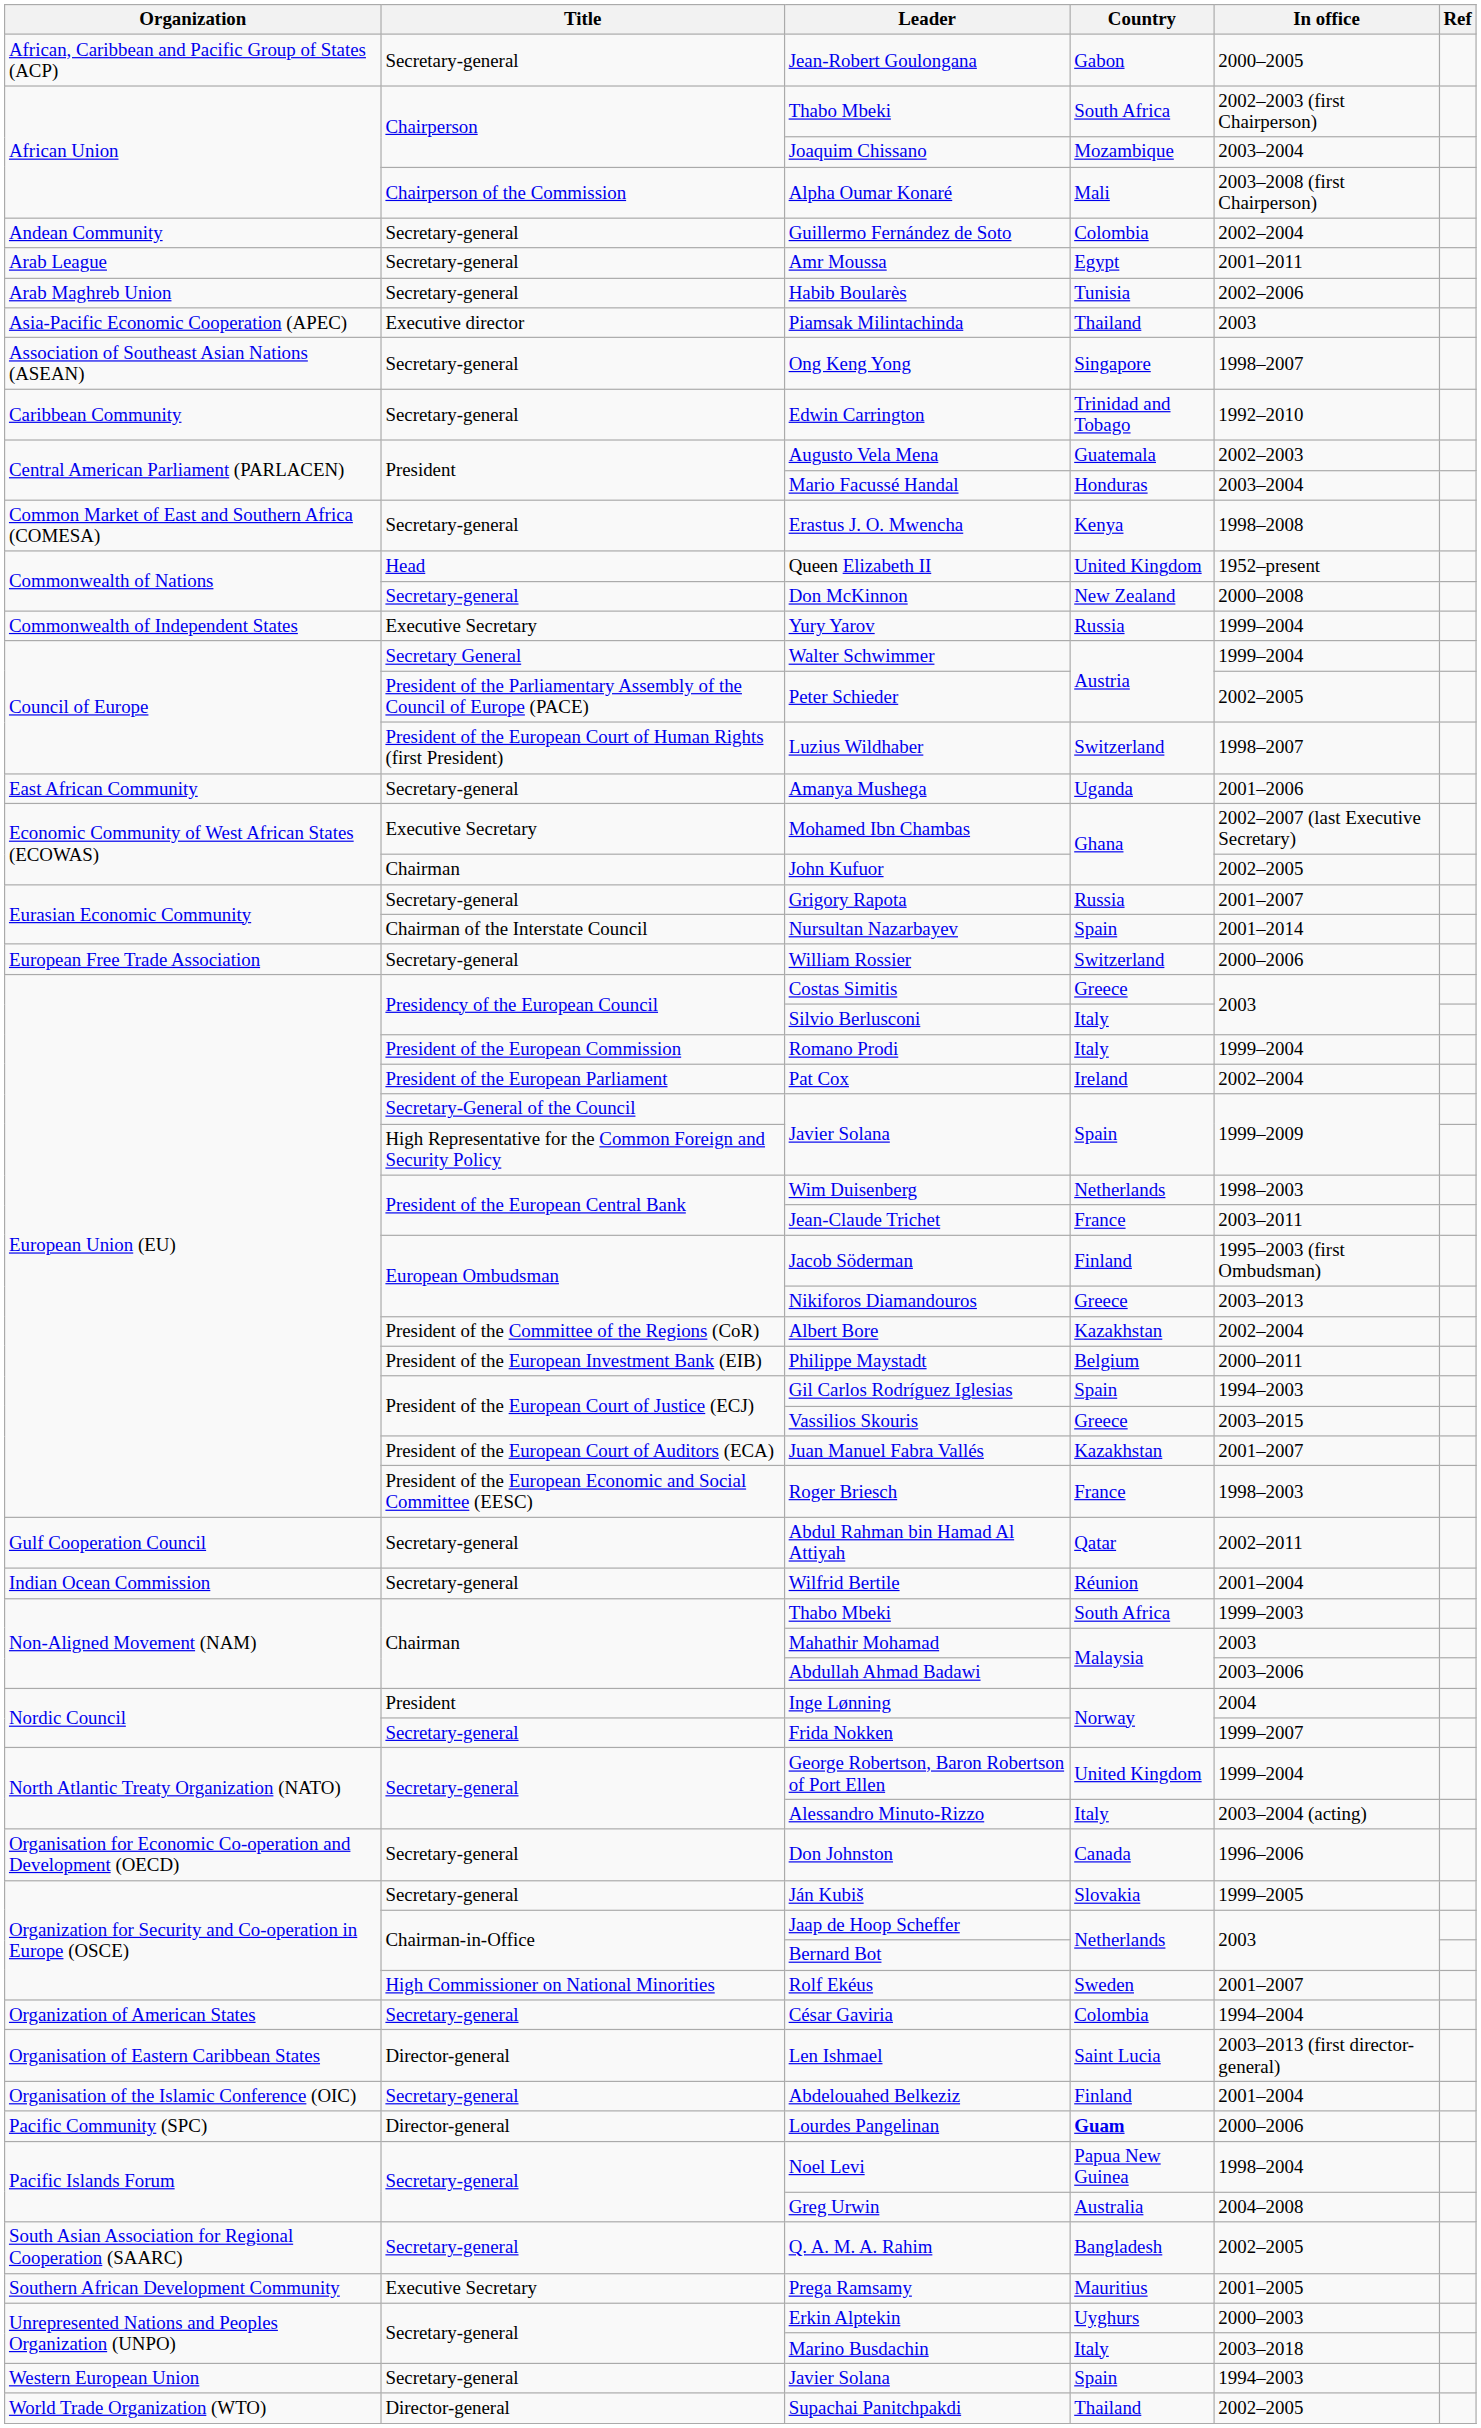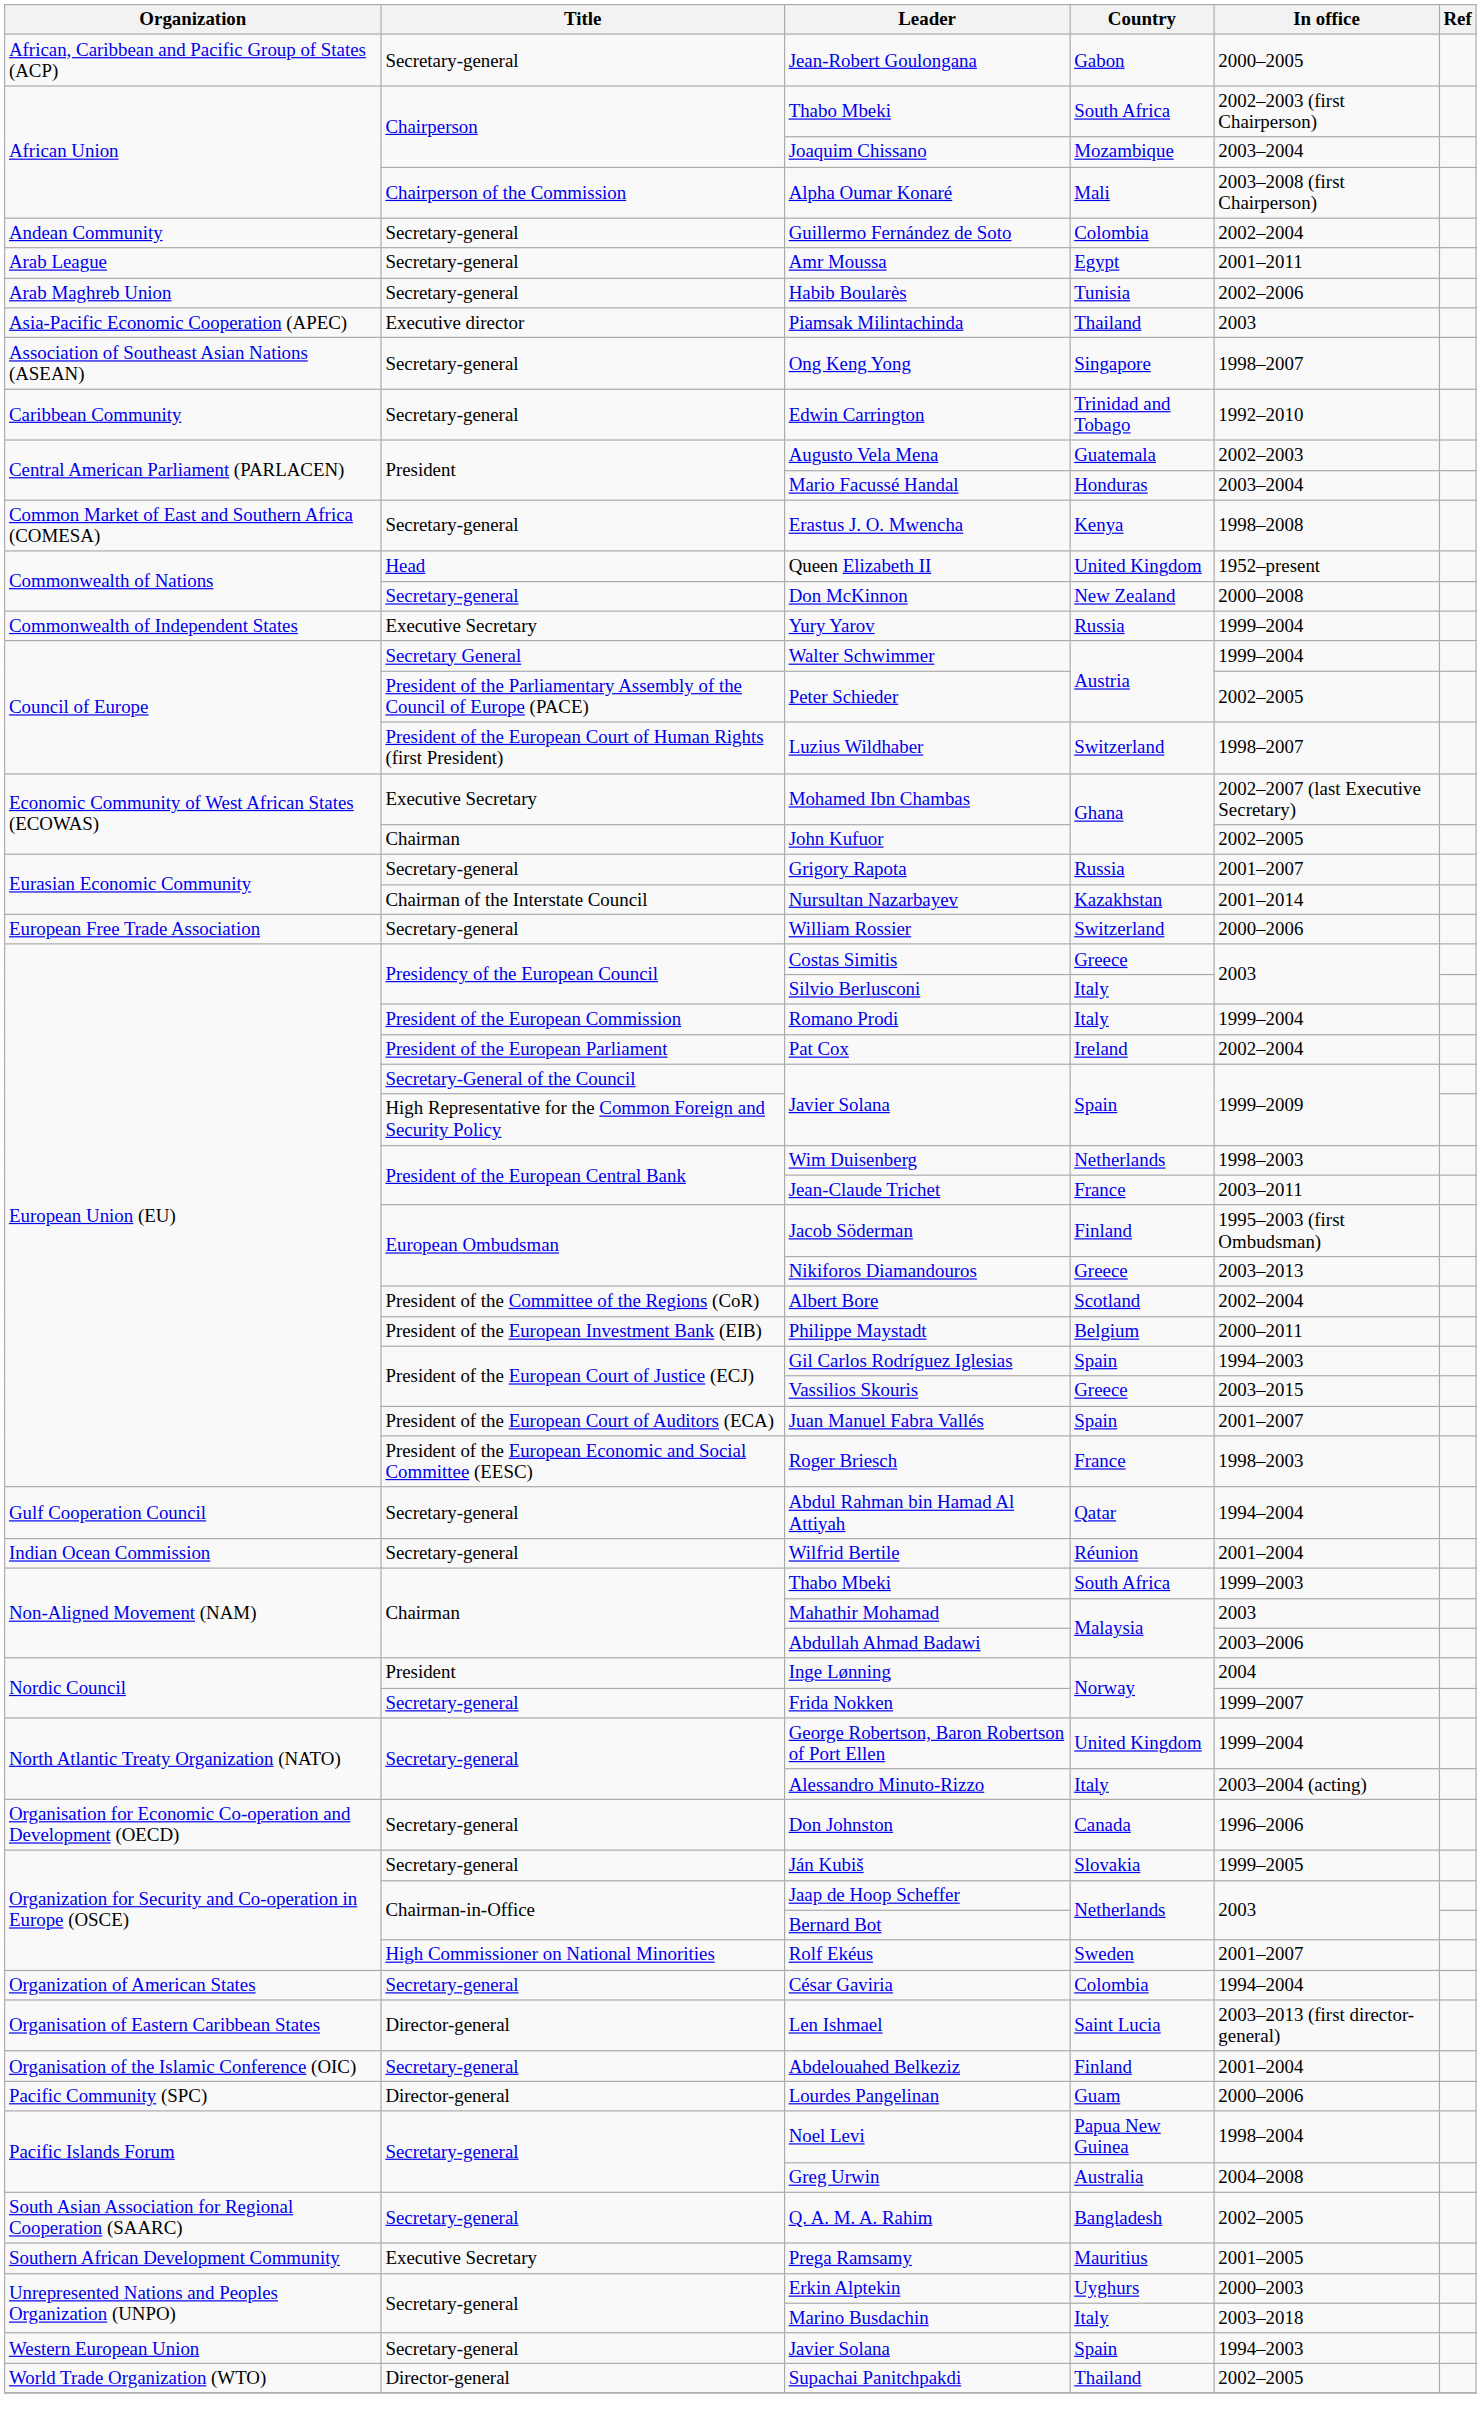- row: (452, 788)
(1096, 929) Spain -> (1118, 899) Kazakhstan
(1118, 1331) Kazakhstan -> (1107, 1301) Scotland
(1118, 1450) Kazakhstan -> (1096, 1420) Spain
(1260, 1542) 2002–2011 -> (1261, 1512) 1994–2004
(1099, 2125) bold -> (1097, 2095) normal
